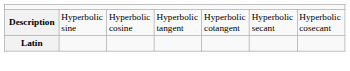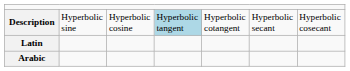(177, 22) no background -> (177, 22) lightblue background
+ row: (32, 58)
